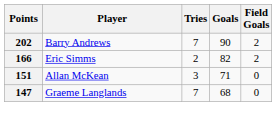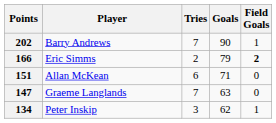(256, 42) 2 -> (256, 42) 1
(225, 59) 82 -> (225, 59) 79
(256, 59) normal -> (256, 59) bold
(196, 76) 3 -> (196, 76) 6
(225, 93) 68 -> (225, 93) 63
+ row: (24, 110)
